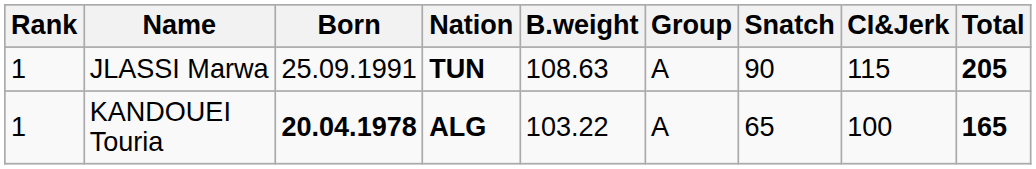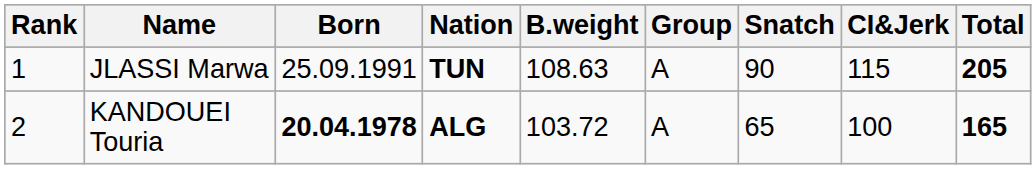(19, 126) 1 -> (19, 126) 2
(567, 126) 103.22 -> (567, 126) 103.72
